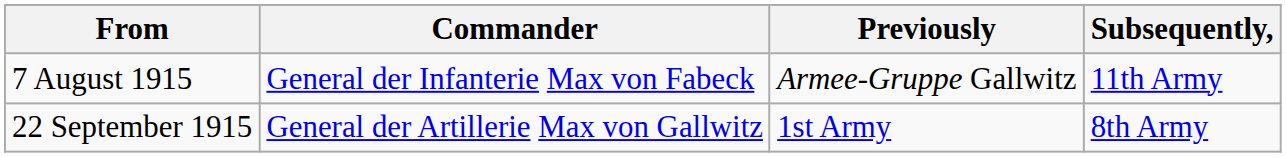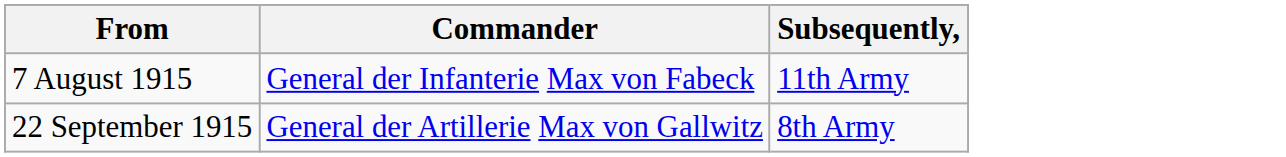- column: (927, 28)
